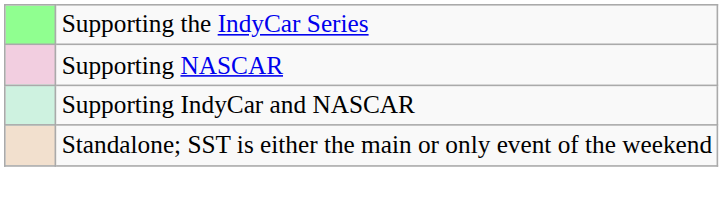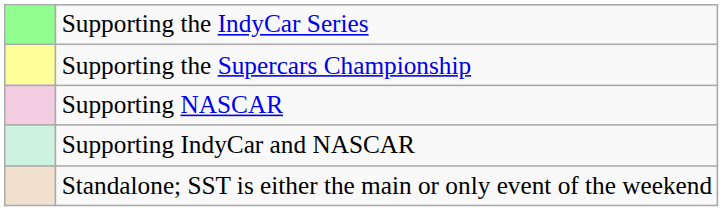+ row: (266, 64)
